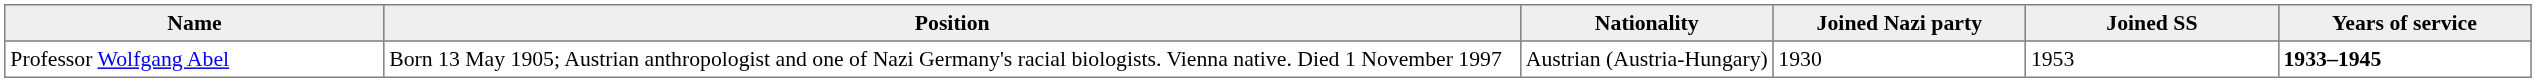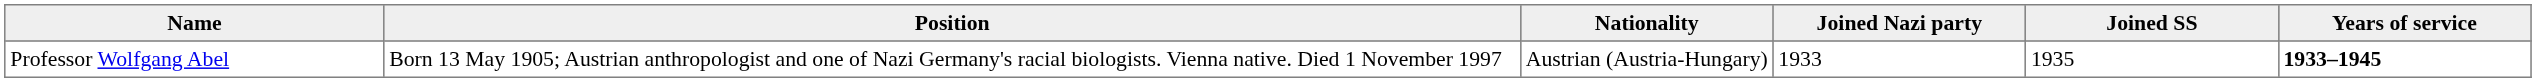(1800, 58) 1930 -> (1800, 58) 1933
(2053, 58) 1953 -> (2053, 58) 1935
